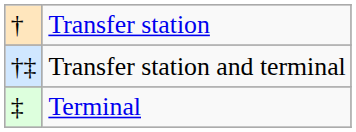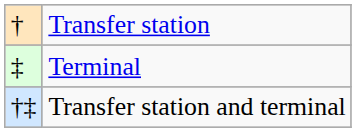rows swapped: (95, 106) <-> (197, 65)
